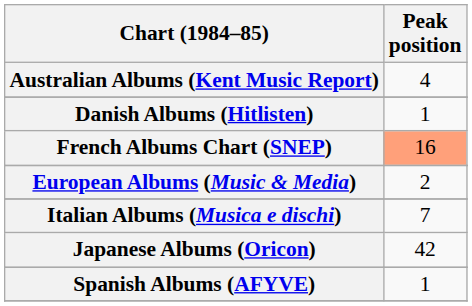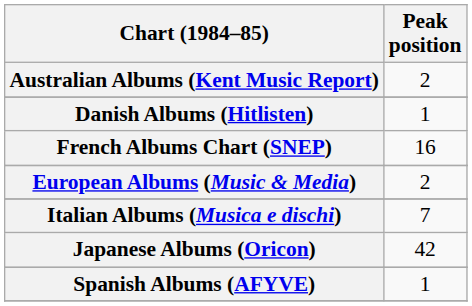(425, 79) 4 -> (425, 79) 2
(425, 147) lightsalmon background -> (425, 147) no background
